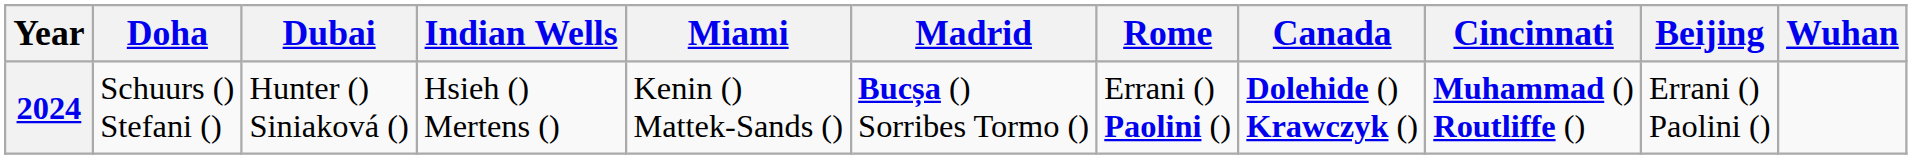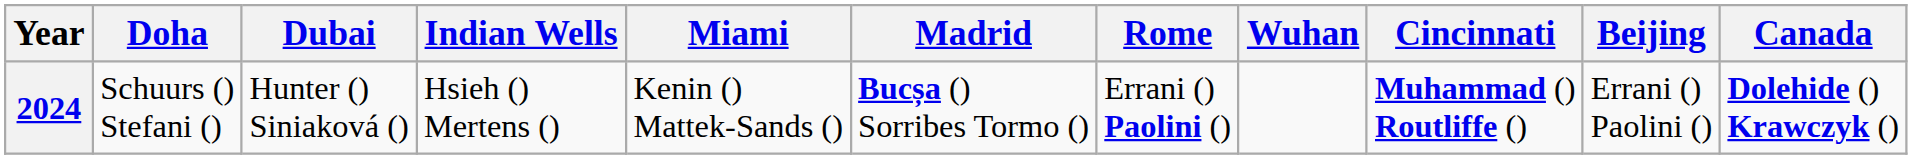columns swapped: (1332, 33) <-> (1842, 33)
